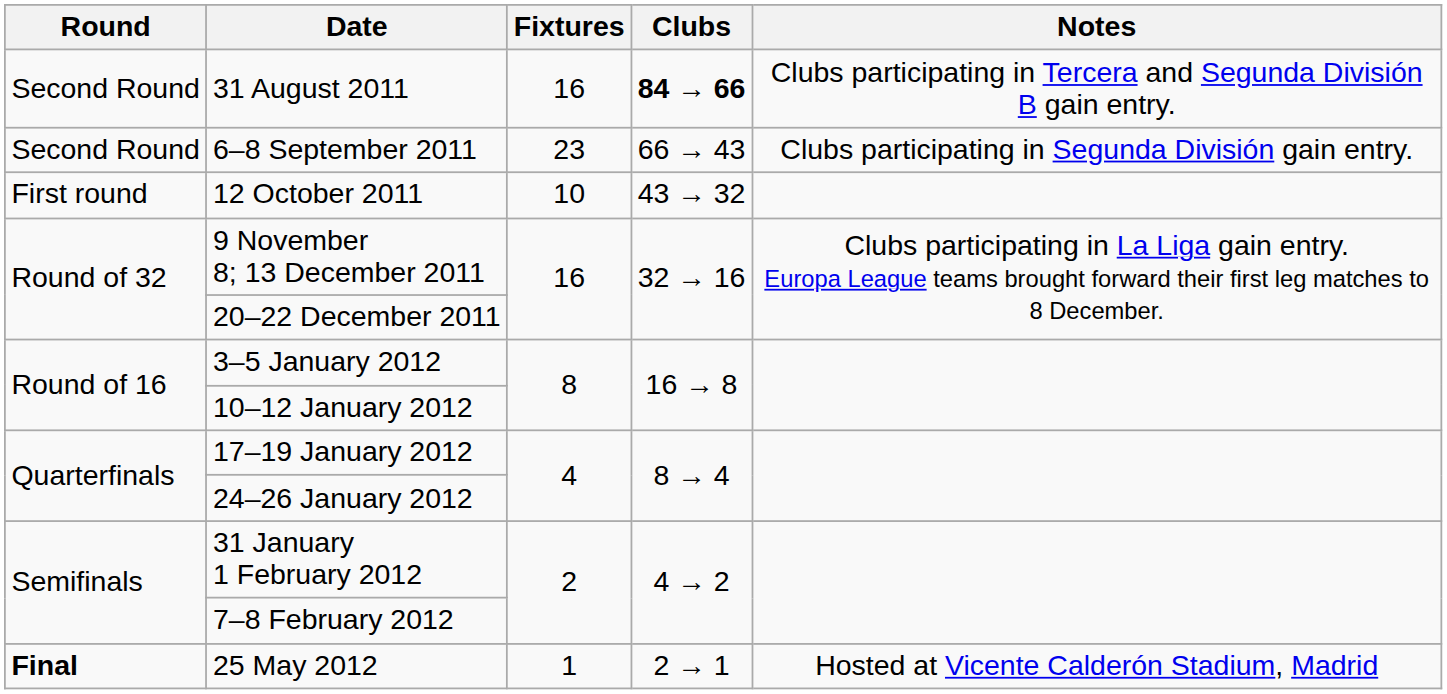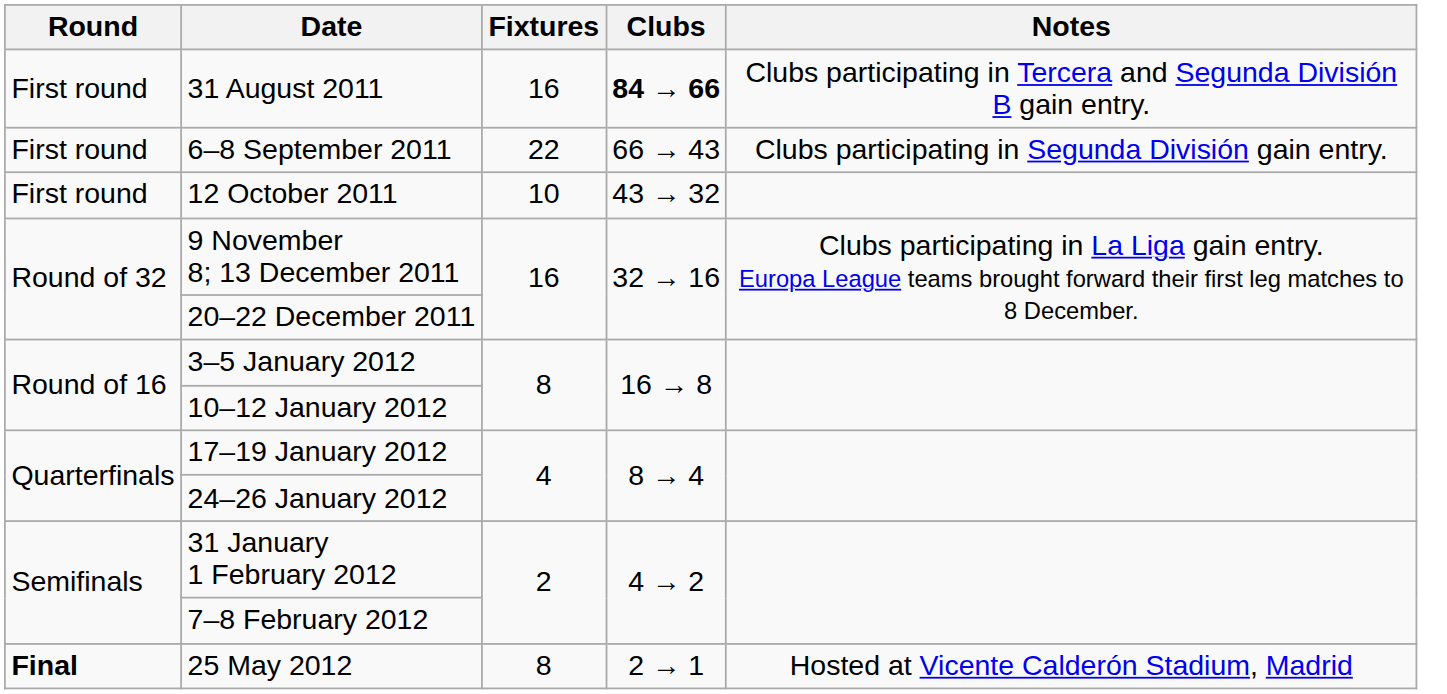(106, 88) Second Round -> (80, 88) First round
(106, 149) Second Round -> (80, 149) First round
(569, 149) 23 -> (544, 149) 22
(569, 665) 1 -> (544, 665) 8
